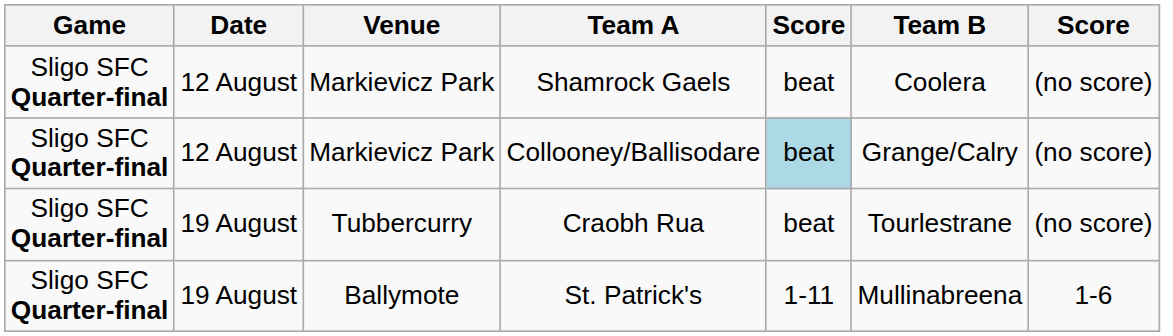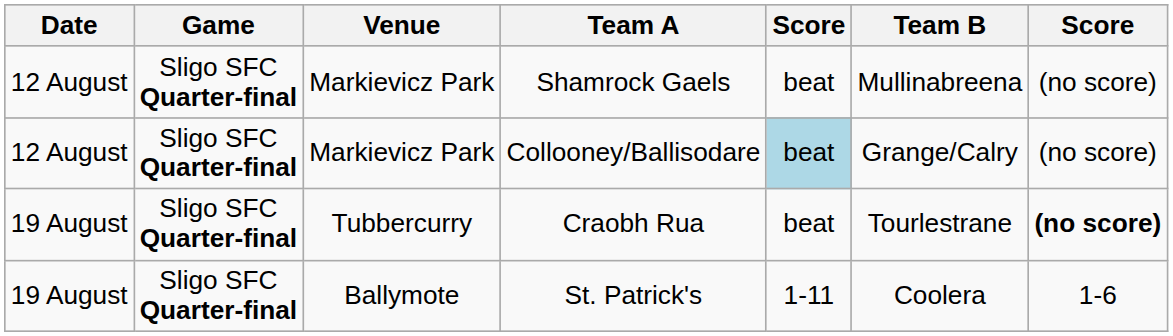columns swapped: (90, 25) <-> (239, 25)
(940, 81) Coolera -> (940, 81) Mullinabreena
(1093, 223) normal -> (1098, 223) bold
(940, 295) Mullinabreena -> (940, 295) Coolera
